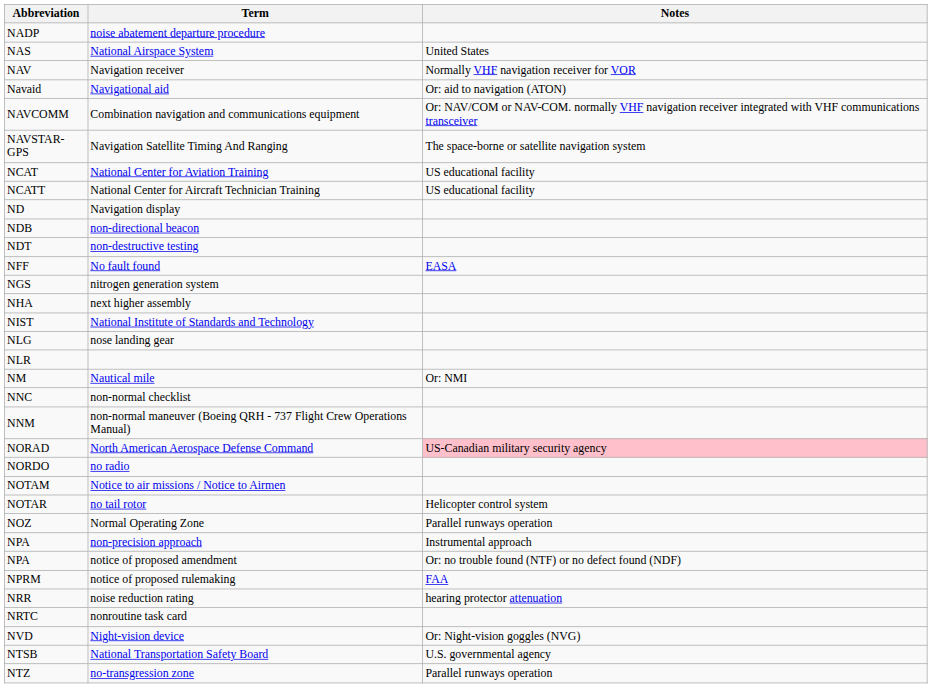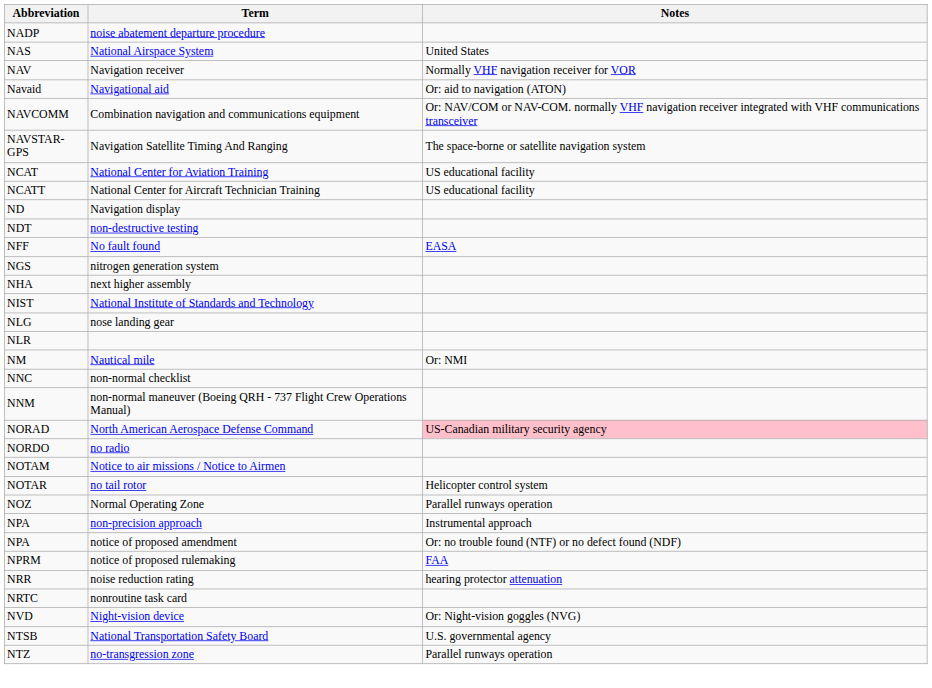- row: (145, 228)
